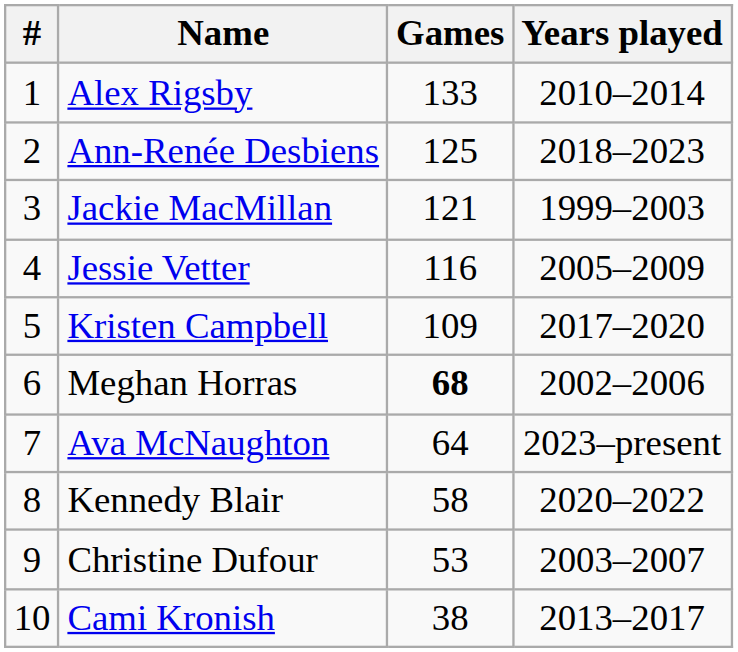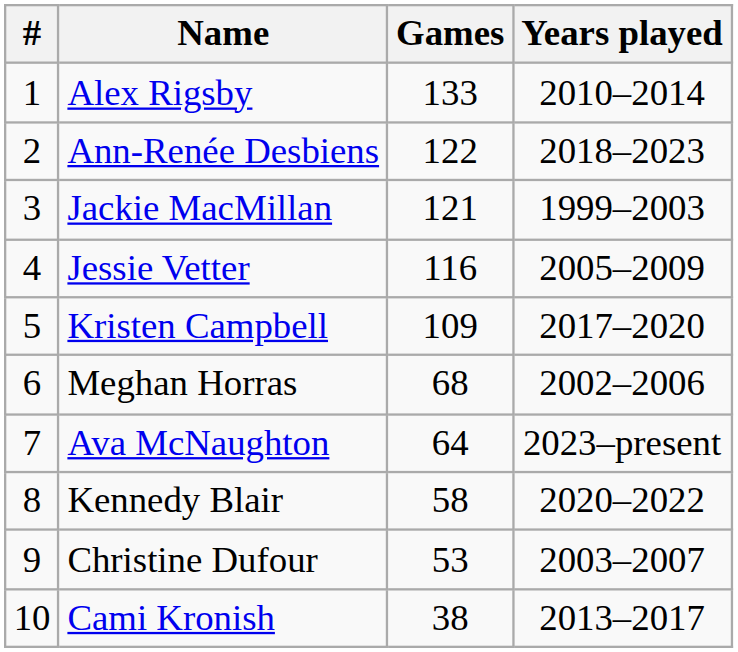(450, 150) 125 -> (450, 150) 122
(450, 383) bold -> (450, 383) normal
